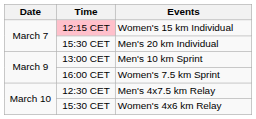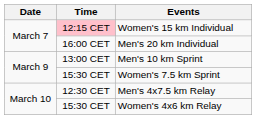(86, 43) 15:30 CET -> (86, 43) 16:00 CET
(86, 75) 16:00 CET -> (86, 75) 15:30 CET
